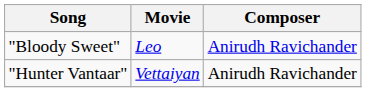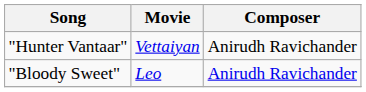rows swapped: (64, 45) <-> (68, 73)
